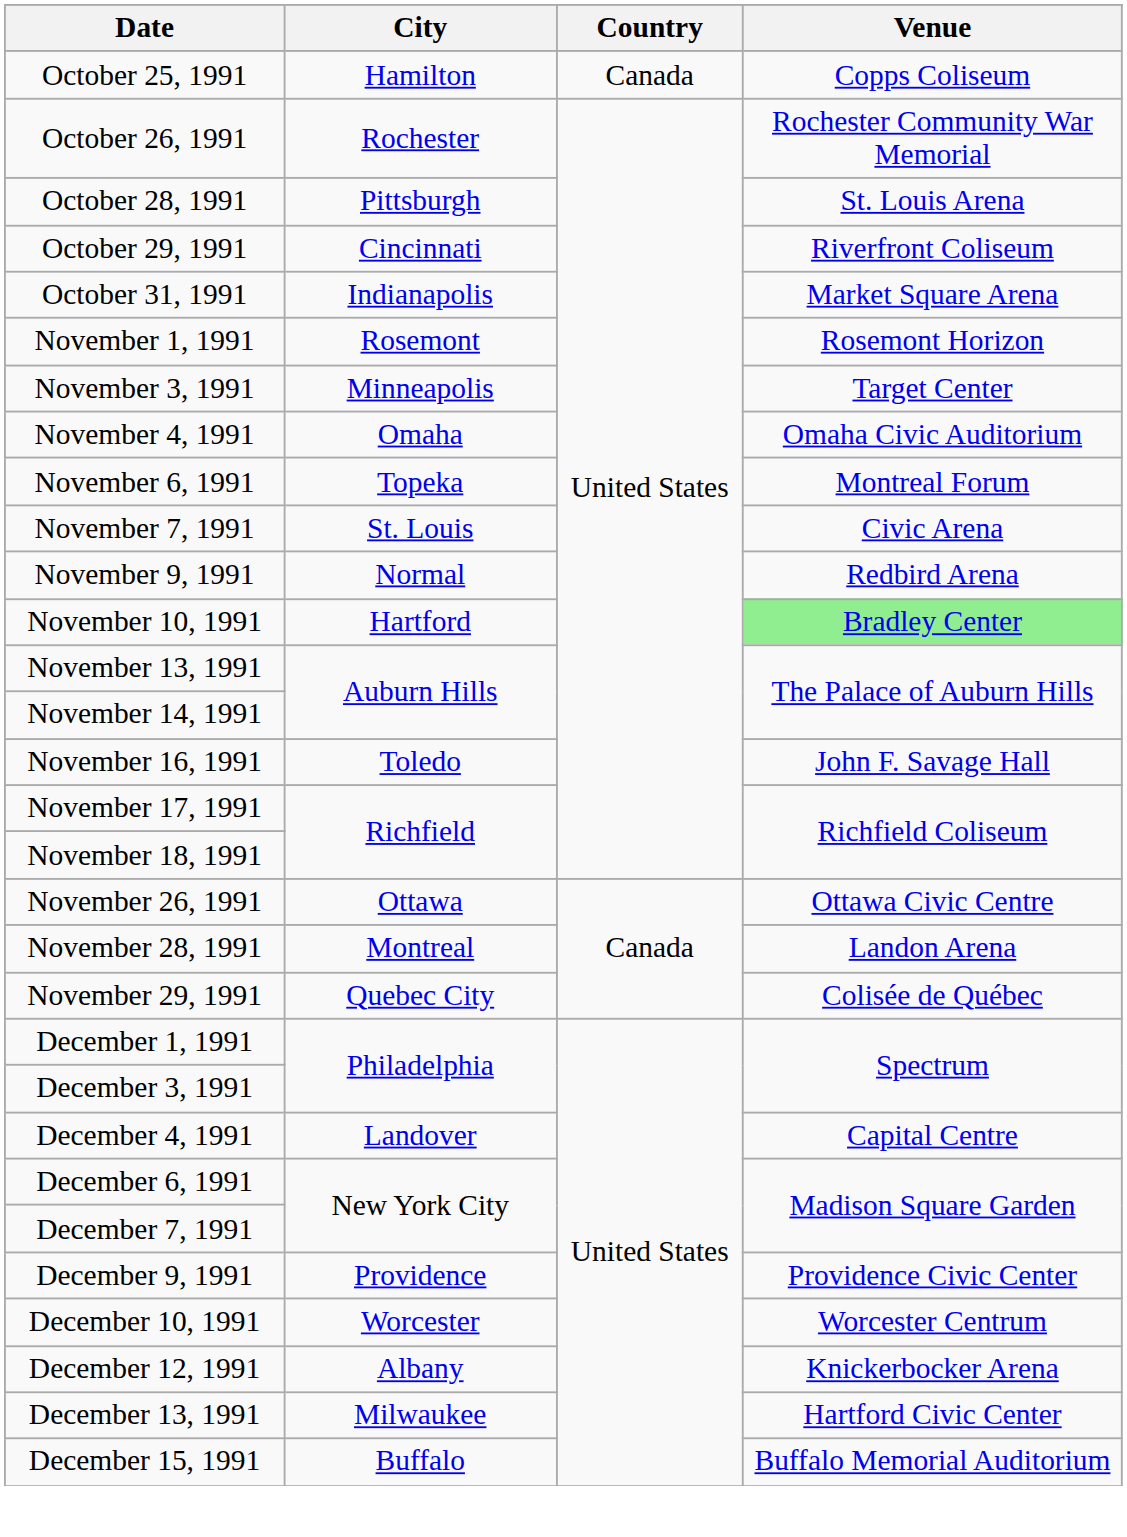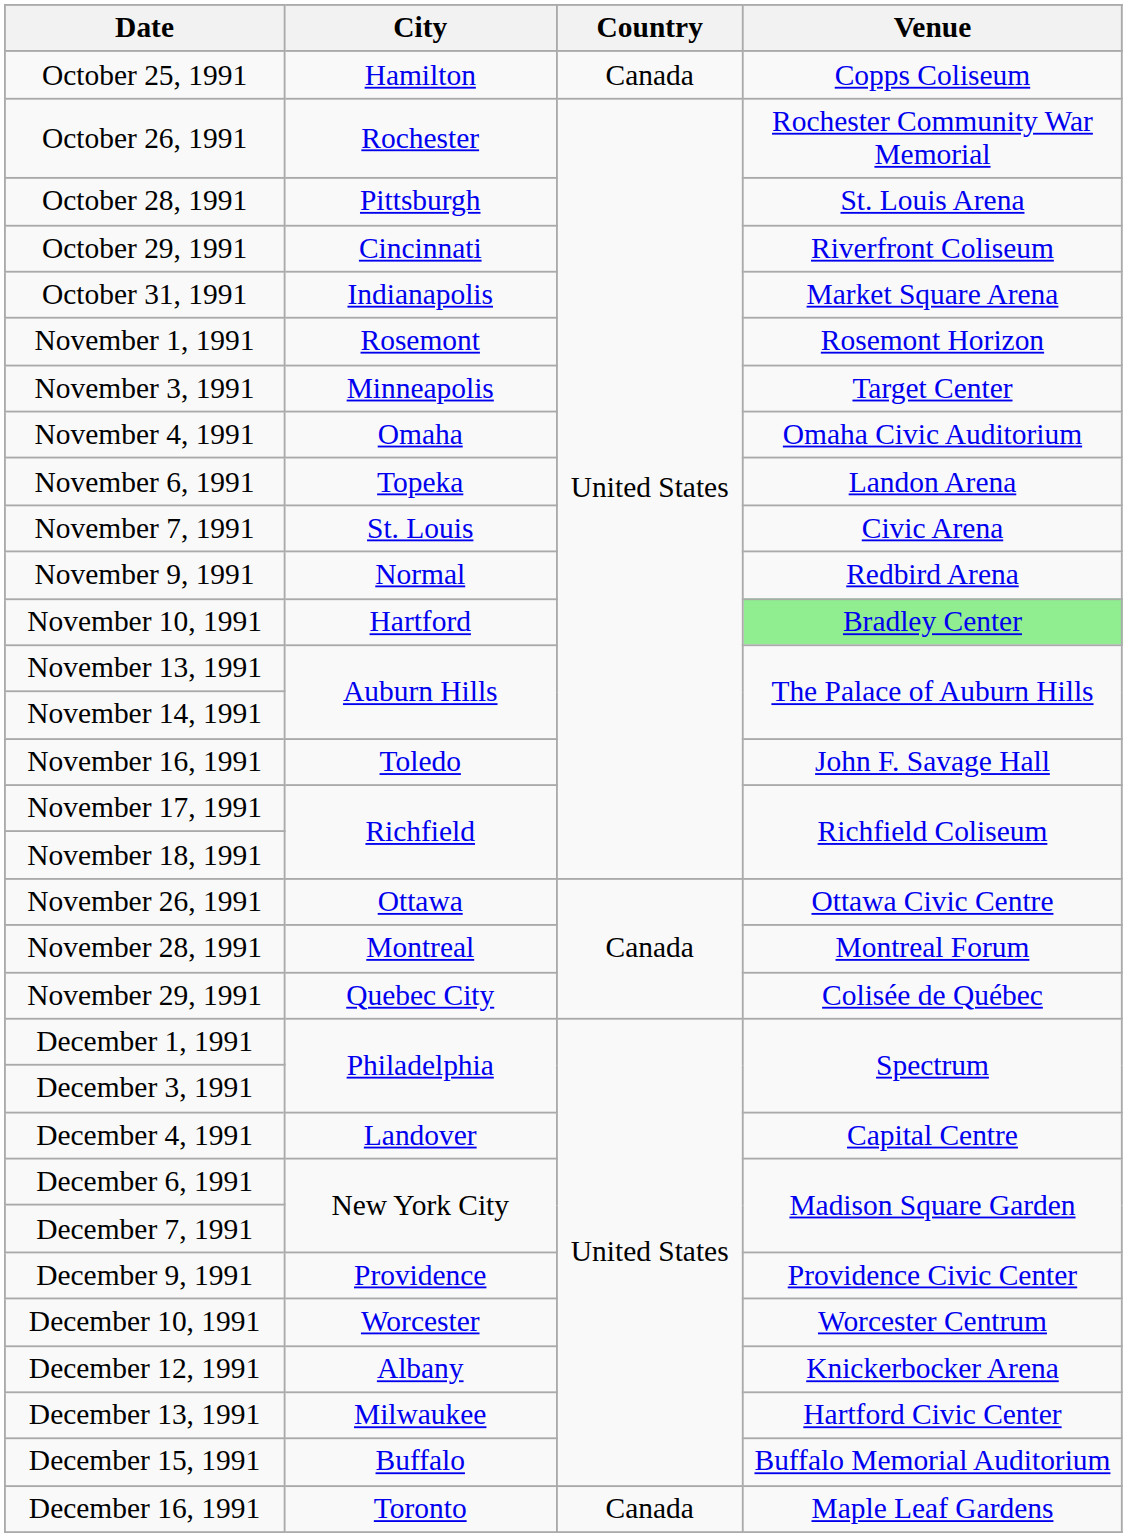(932, 481) Montreal Forum -> (932, 481) Landon Arena
(932, 948) Landon Arena -> (932, 948) Montreal Forum
+ row: (145, 1508)
